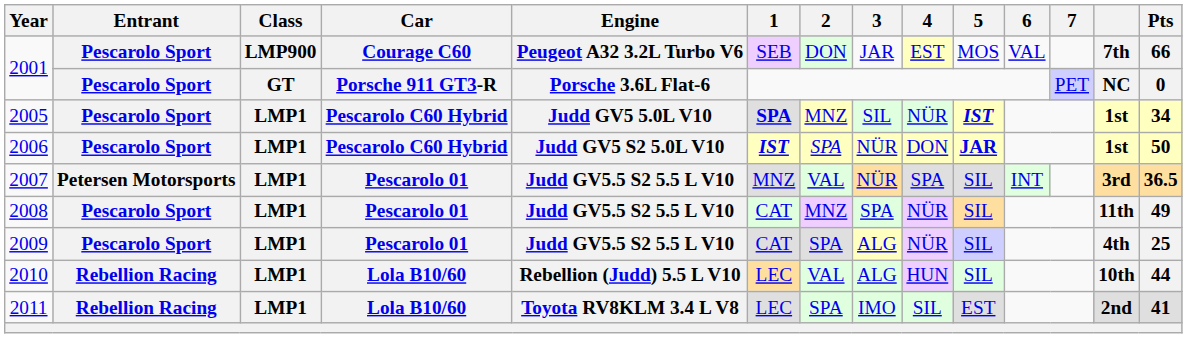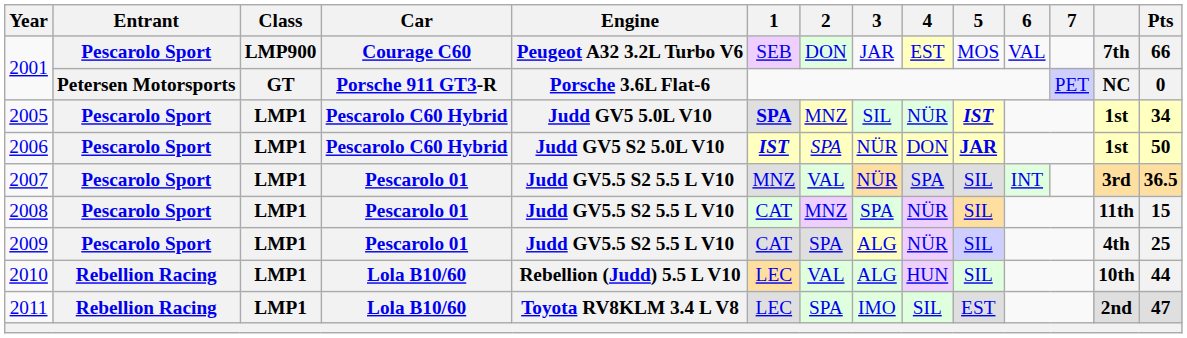(146, 83) Pescarolo Sport -> (146, 83) Petersen Motorsports
(146, 179) Petersen Motorsports -> (146, 179) Pescarolo Sport
(1161, 211) 49 -> (1161, 211) 15
(1161, 306) 41 -> (1161, 306) 47
